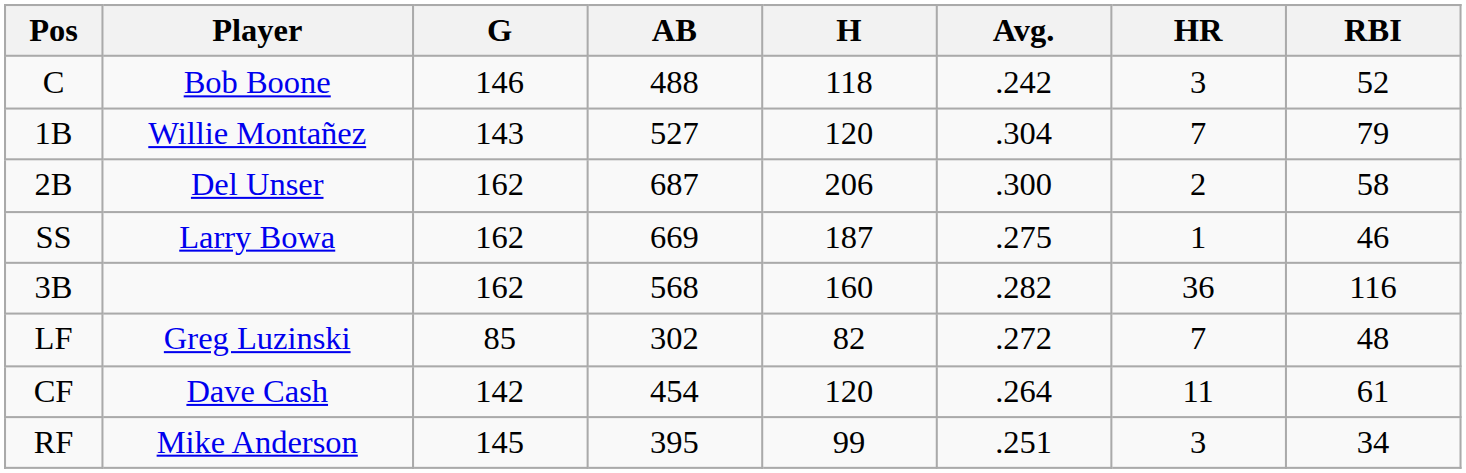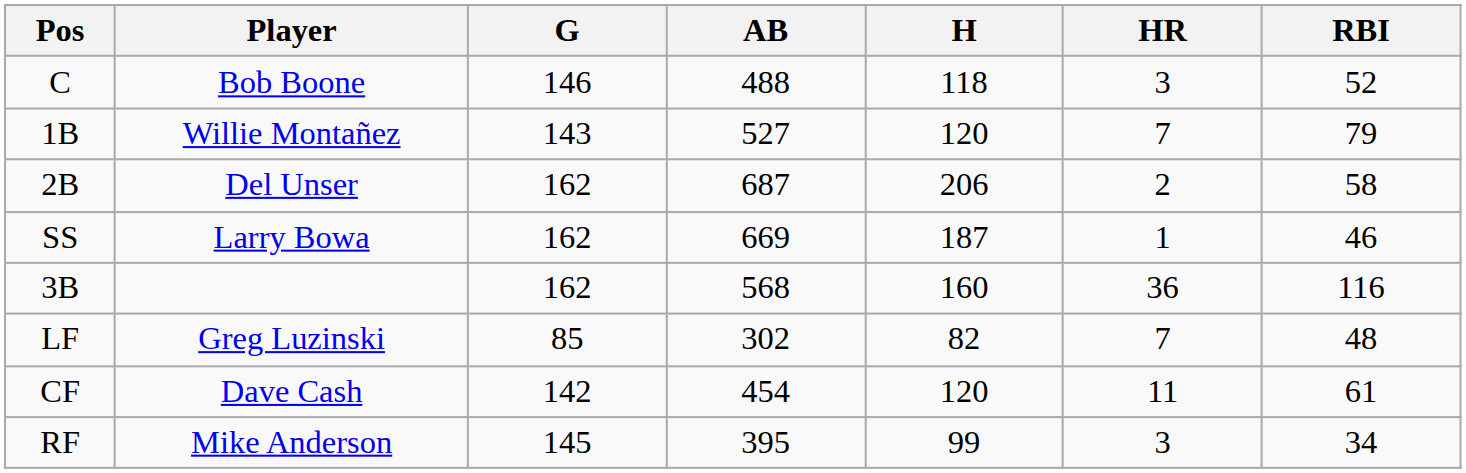- column: (1024, 30)
